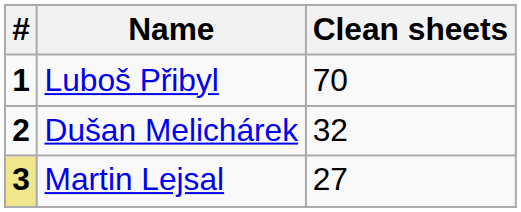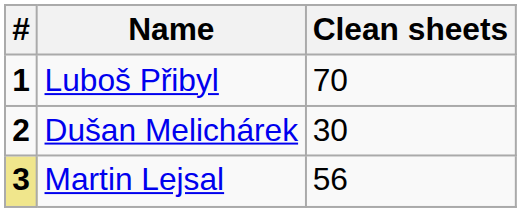(330, 130) 32 -> (330, 130) 30
(330, 180) 27 -> (330, 180) 56
